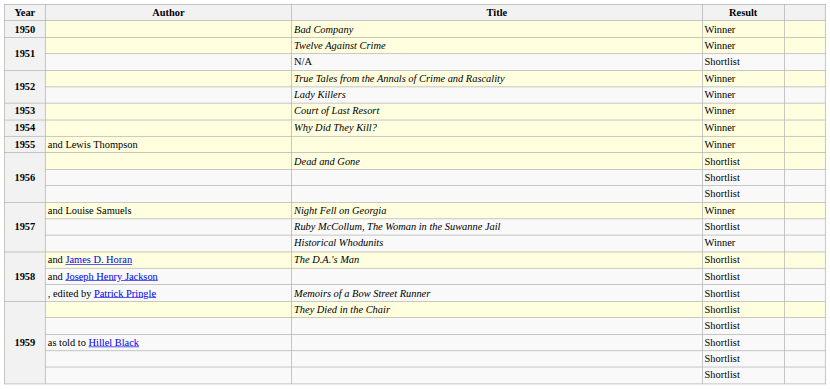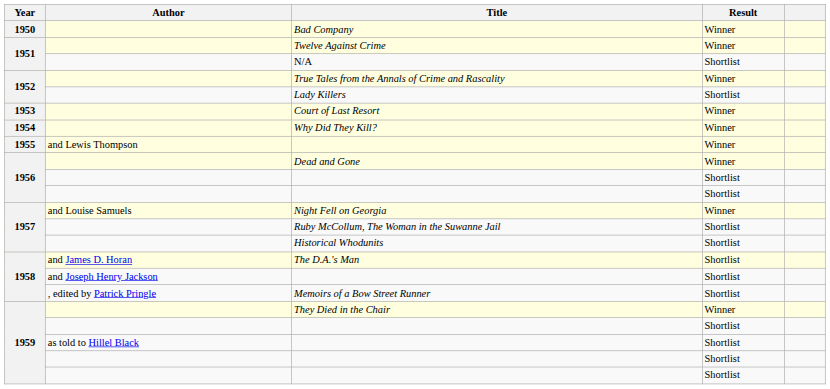(720, 95) Winner -> (722, 95) Shortlist
(722, 161) Shortlist -> (720, 161) Winner
(720, 243) Winner -> (722, 243) Shortlist
(722, 309) Shortlist -> (720, 309) Winner
